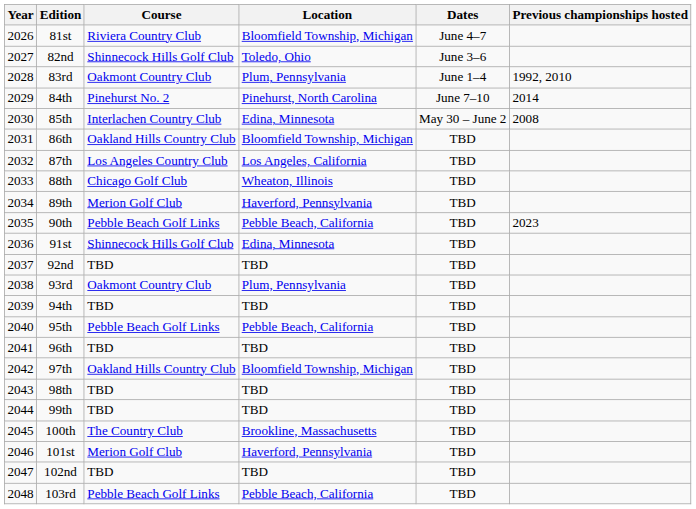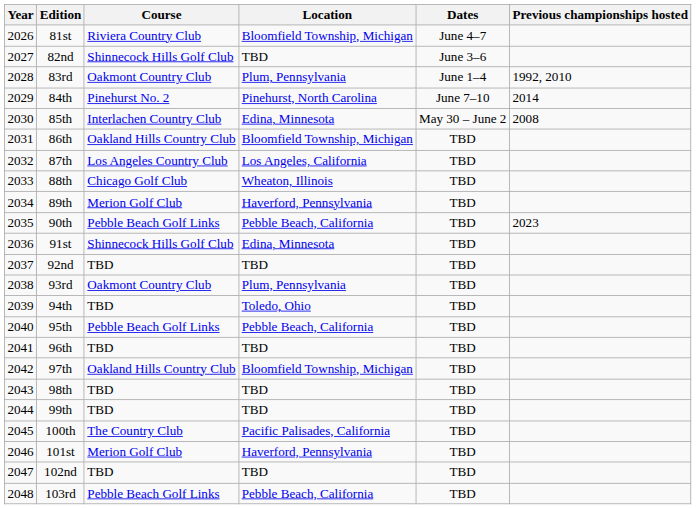(276, 56) Toledo, Ohio -> (255, 56) TBD
(255, 306) TBD -> (276, 306) Toledo, Ohio
(309, 431) Brookline, Massachusetts -> (316, 431) Pacific Palisades, California
